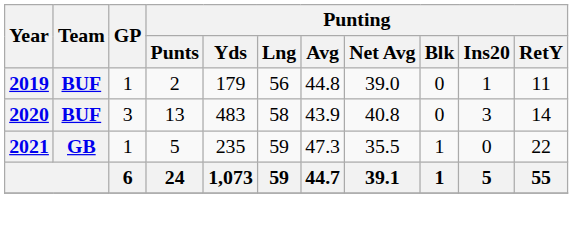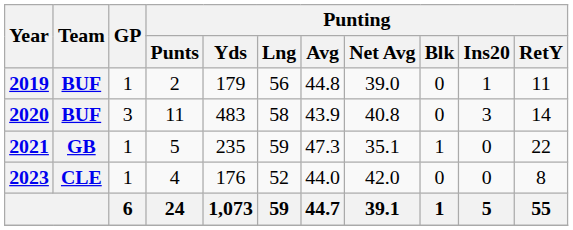(175, 114) 13 -> (175, 114) 11
(382, 146) 35.5 -> (382, 146) 35.1
+ row: (29, 177)
